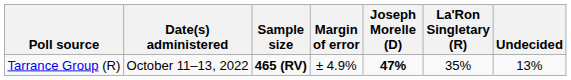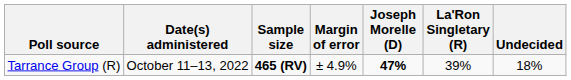(458, 65) 35% -> (458, 65) 39%
(529, 65) 13% -> (529, 65) 18%
